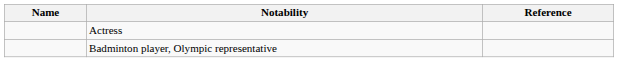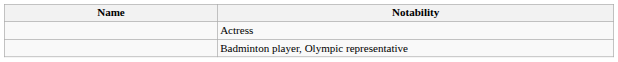- column: (548, 13)
